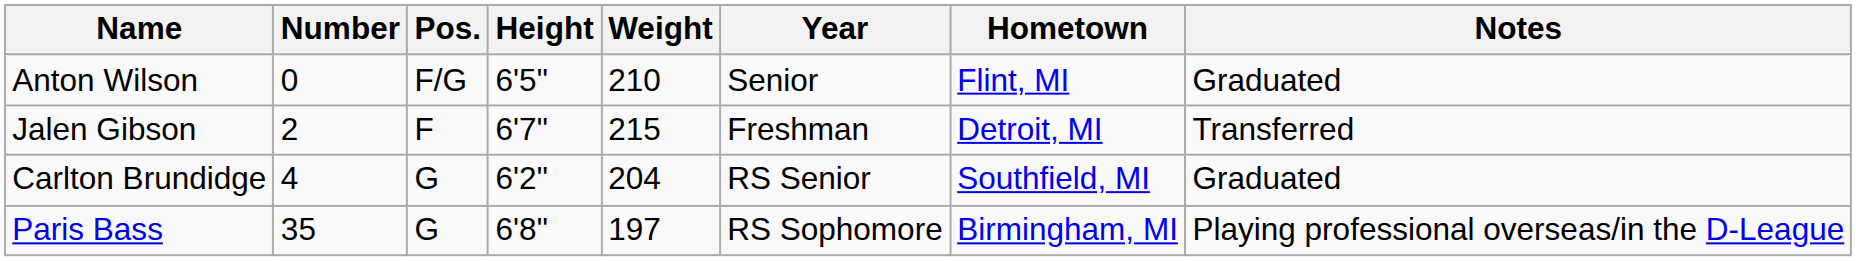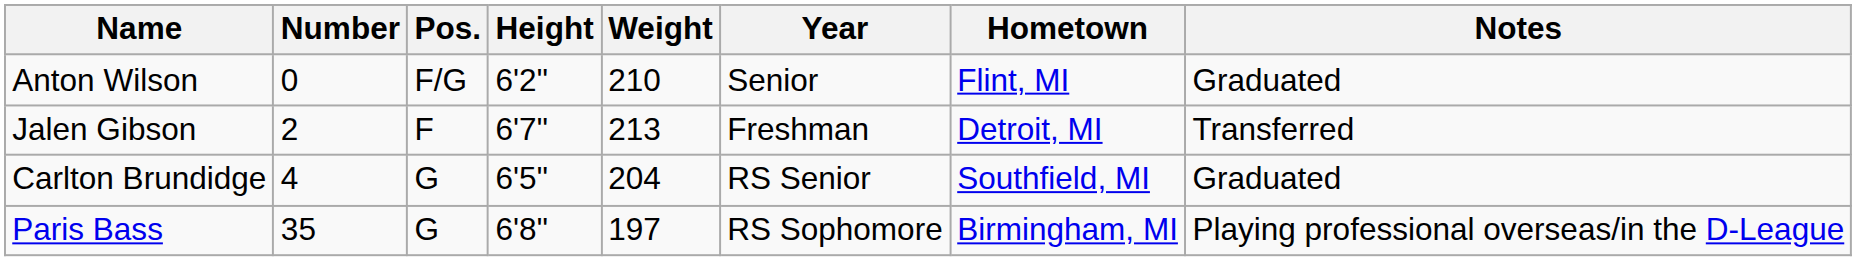(522, 79) 6'5" -> (522, 79) 6'2"
(634, 129) 215 -> (634, 129) 213
(522, 179) 6'2" -> (522, 179) 6'5"
